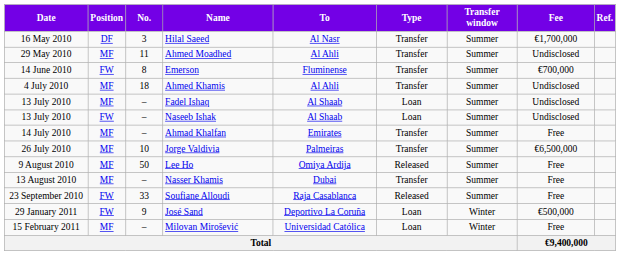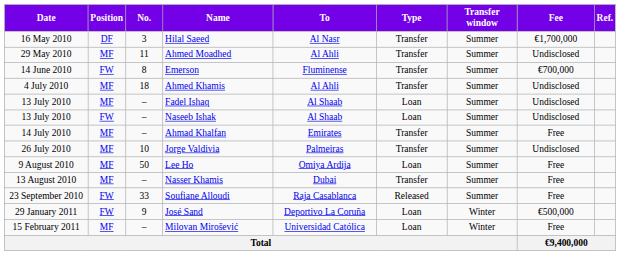(556, 149) €6,500,000 -> (556, 149) Undisclosed
(412, 165) Released -> (412, 165) Loan
